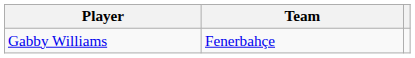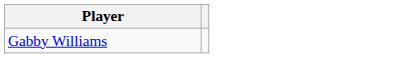- column: (302, 16)
